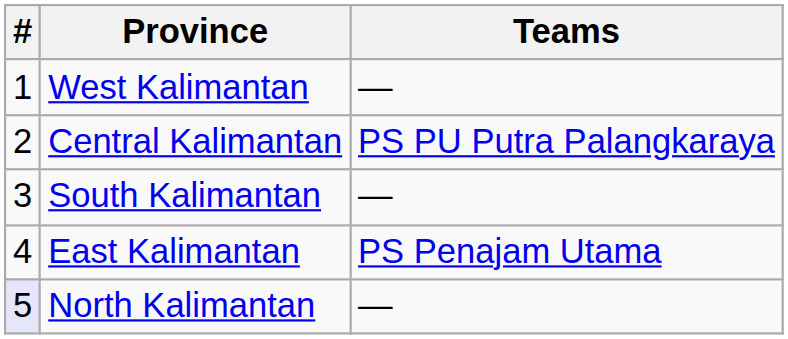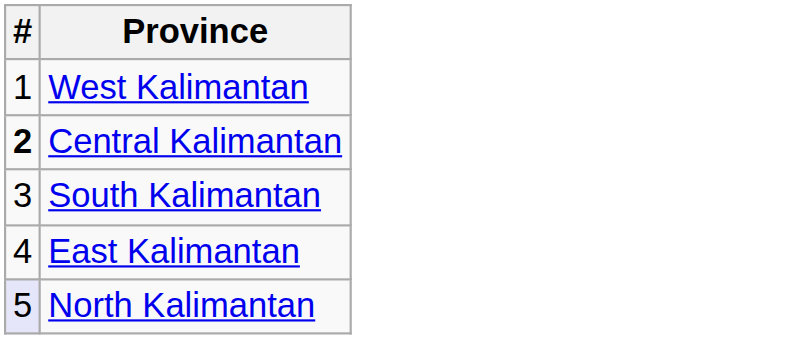- column: (566, 31)
(23, 141) normal -> (23, 141) bold
